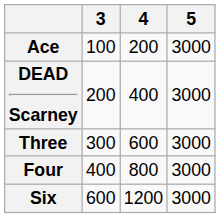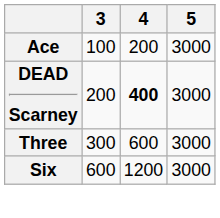(143, 95) normal -> (143, 95) bold
- row: (43, 171)
